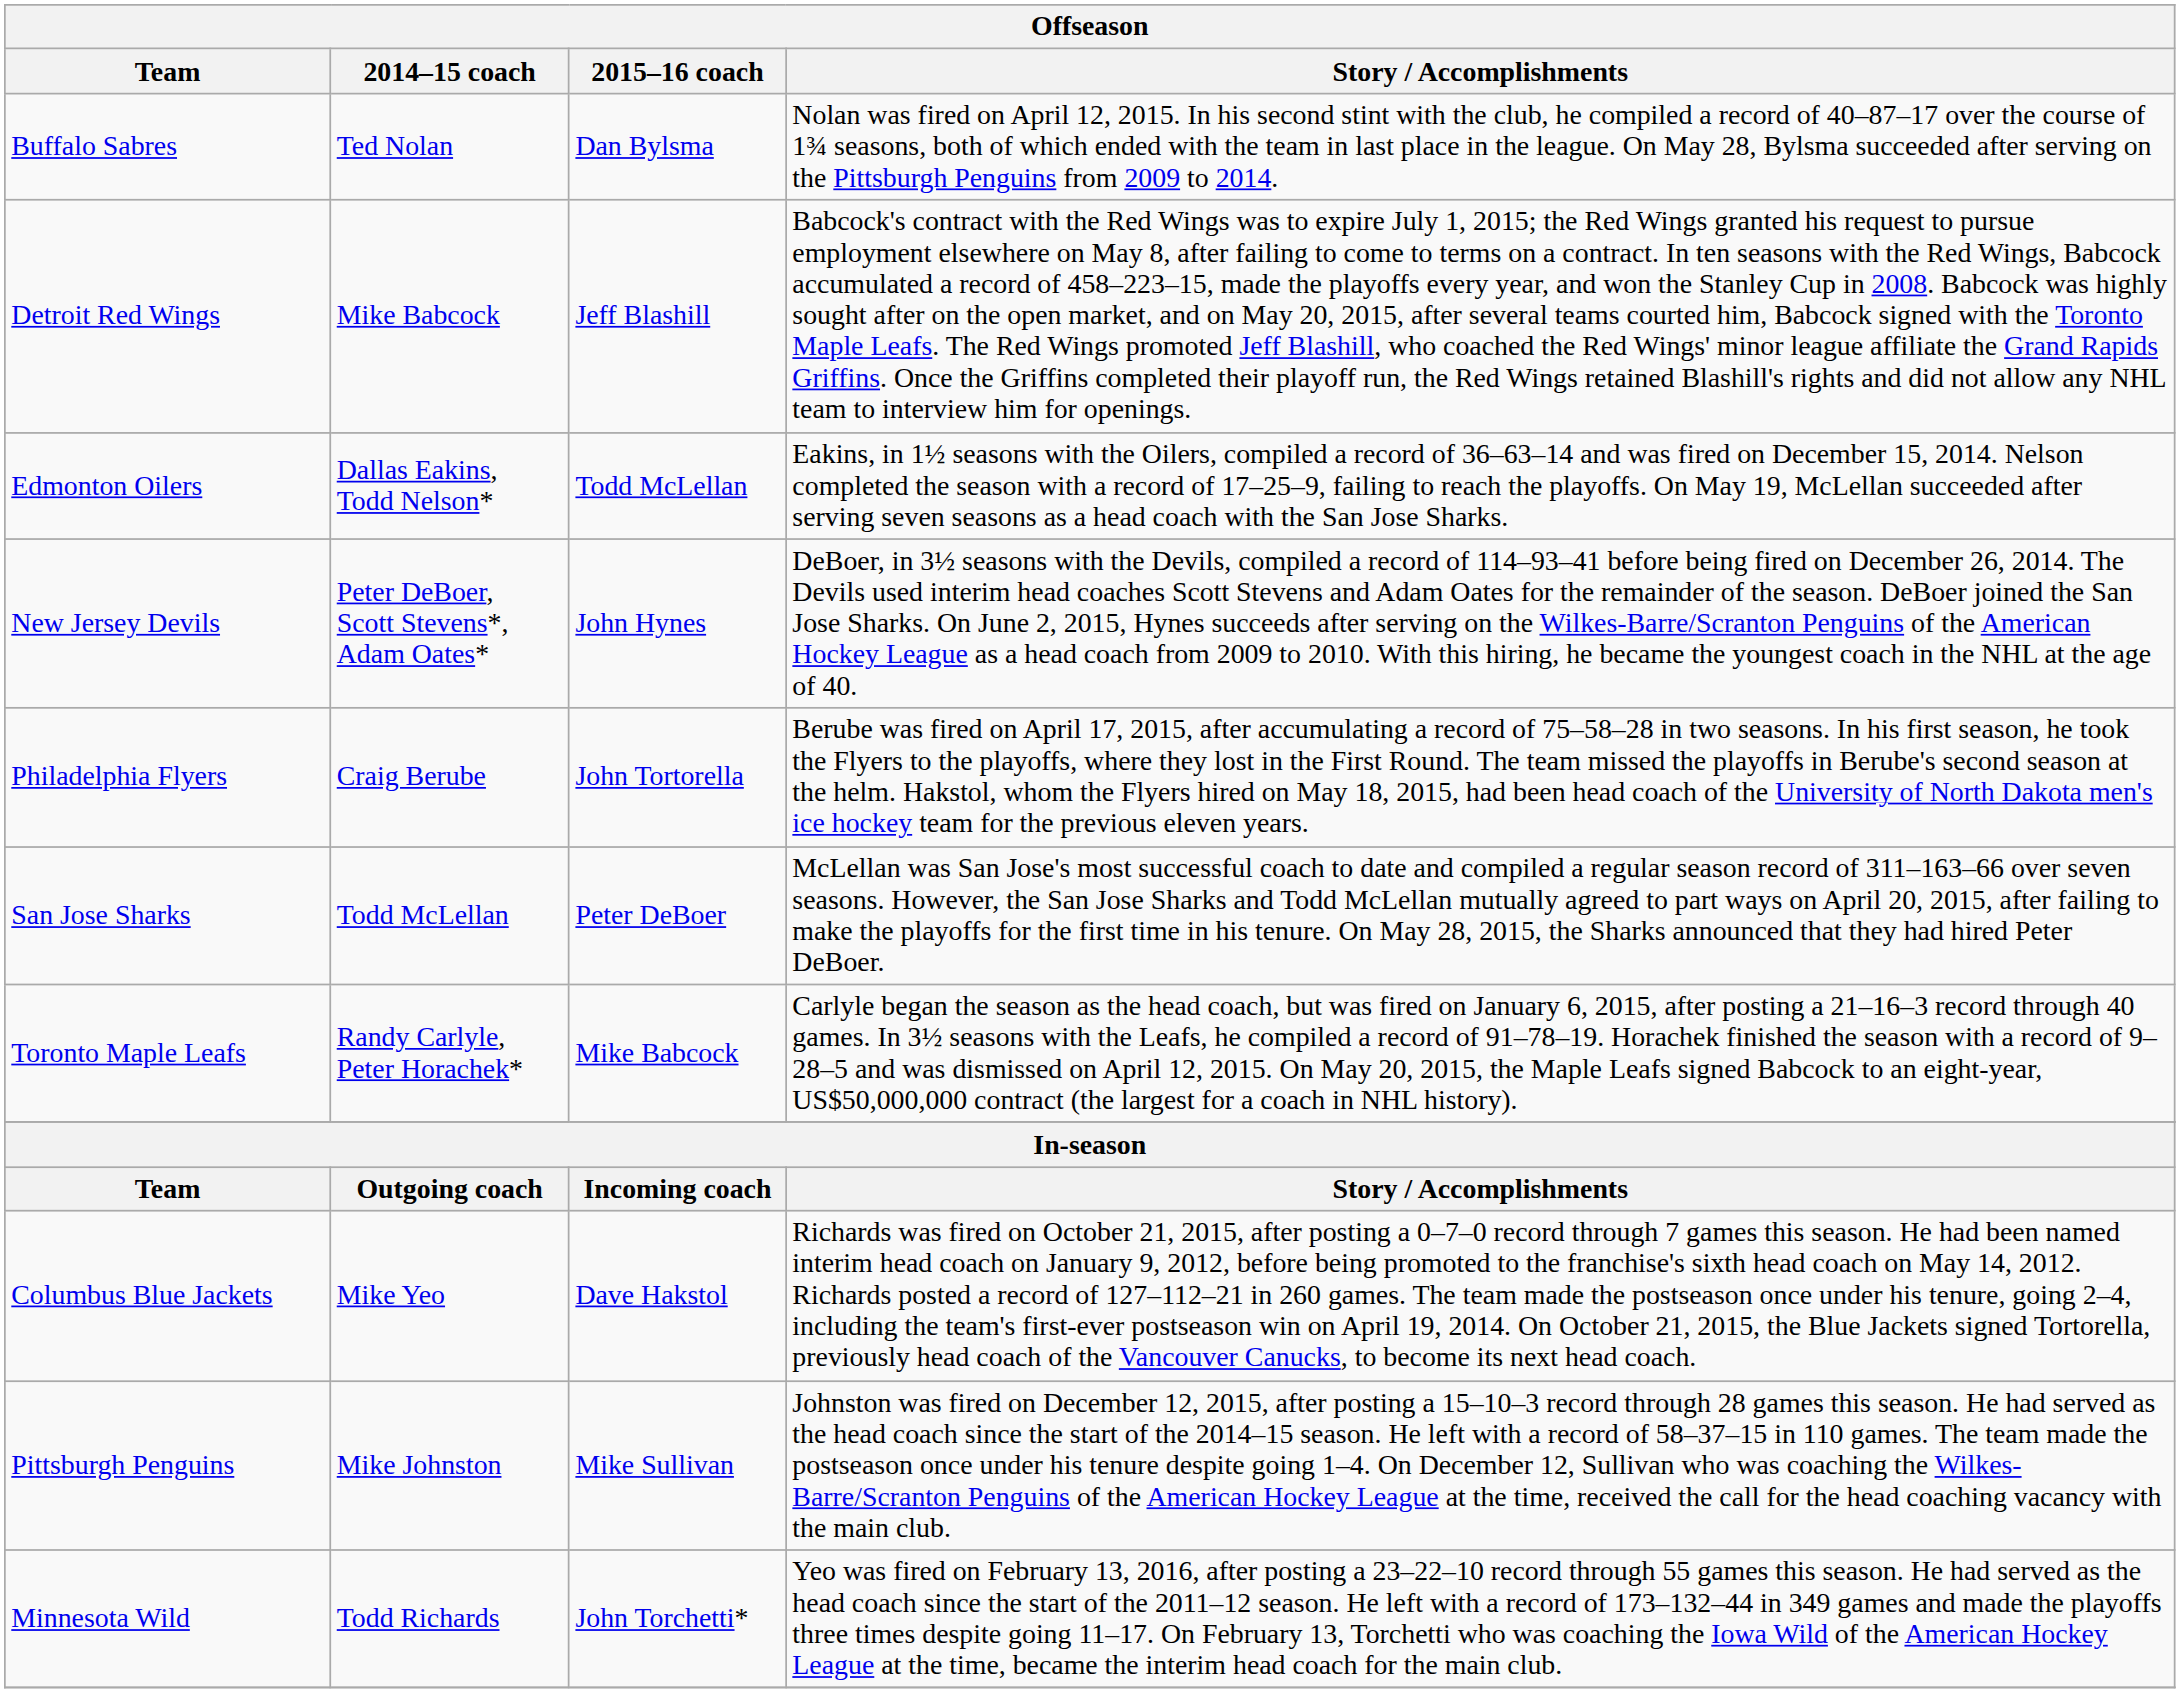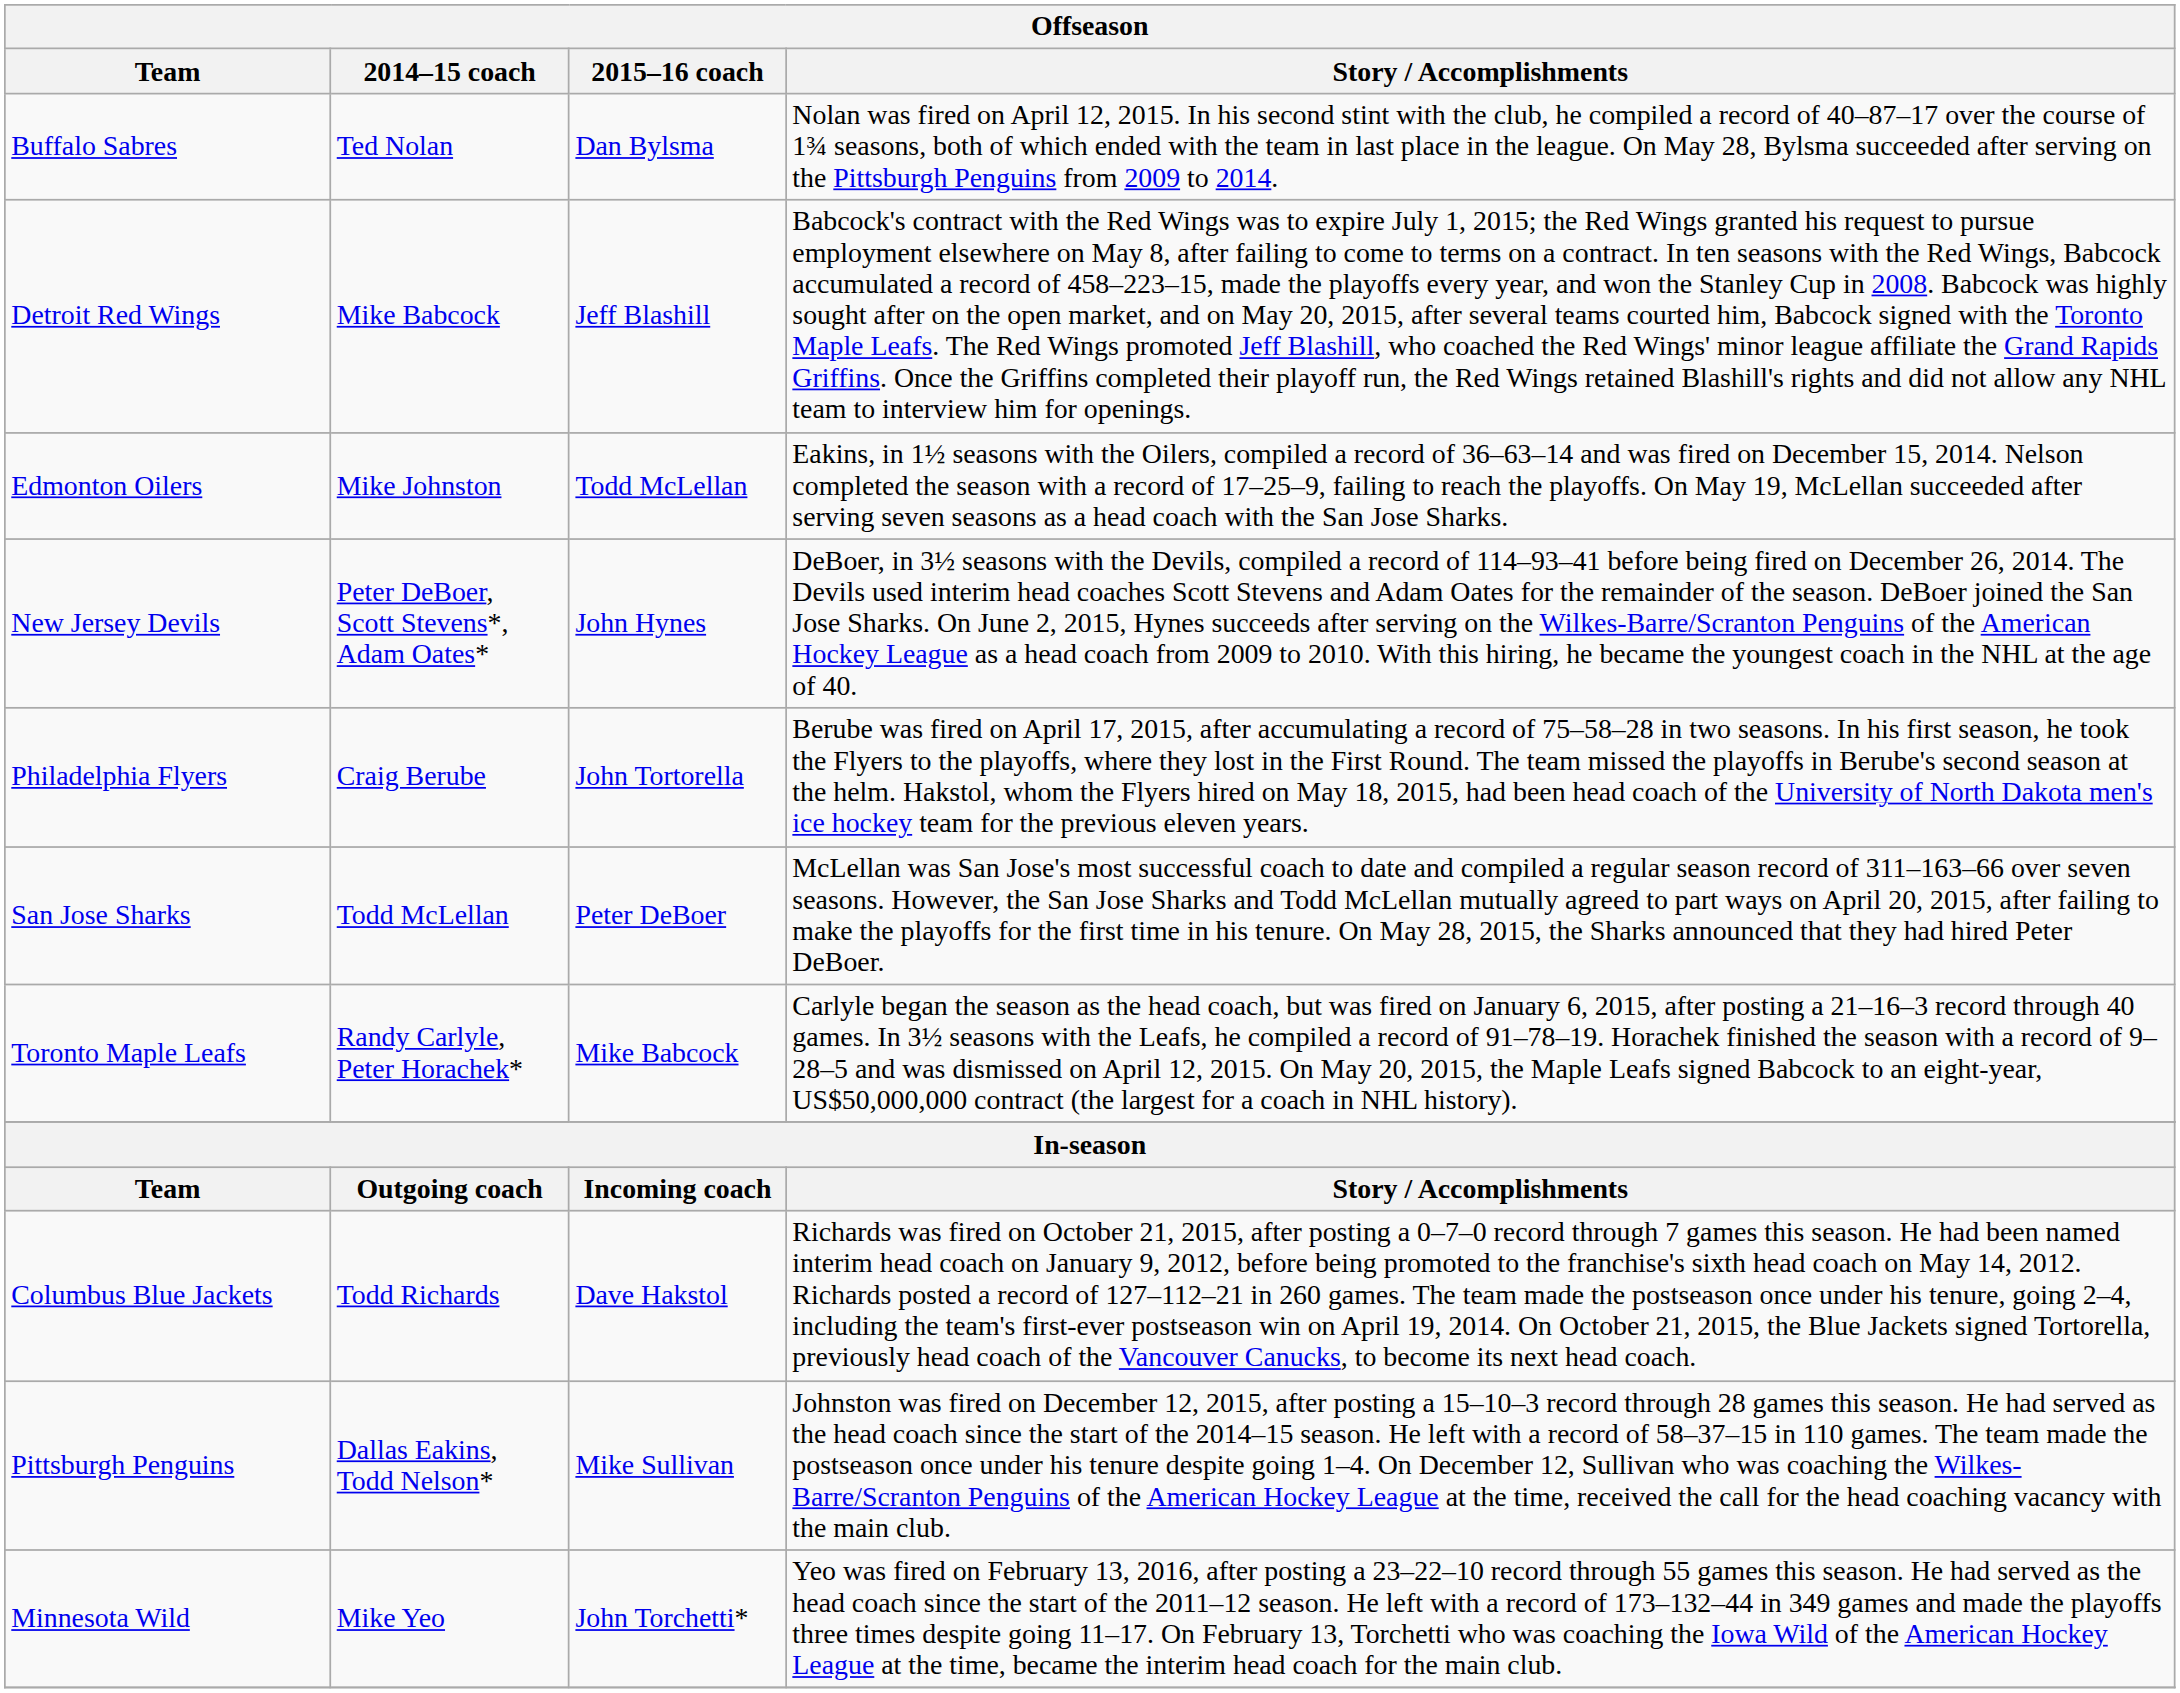(417, 485) Dallas Eakins, Todd Nelson* -> (419, 485) Mike Johnston
(391, 1295) Mike Yeo -> (418, 1295) Todd Richards
(419, 1464) Mike Johnston -> (417, 1464) Dallas Eakins, Todd Nelson*
(418, 1618) Todd Richards -> (391, 1618) Mike Yeo
